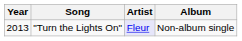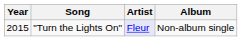(18, 28) 2013 -> (18, 28) 2015
